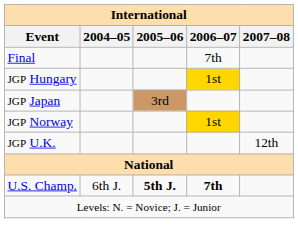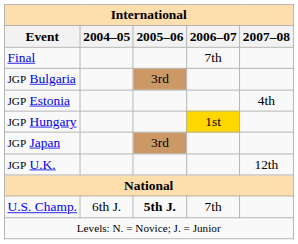+ row: (42, 79)
+ row: (39, 100)
- row: (40, 121)
(213, 185) bold -> (213, 206) normal
